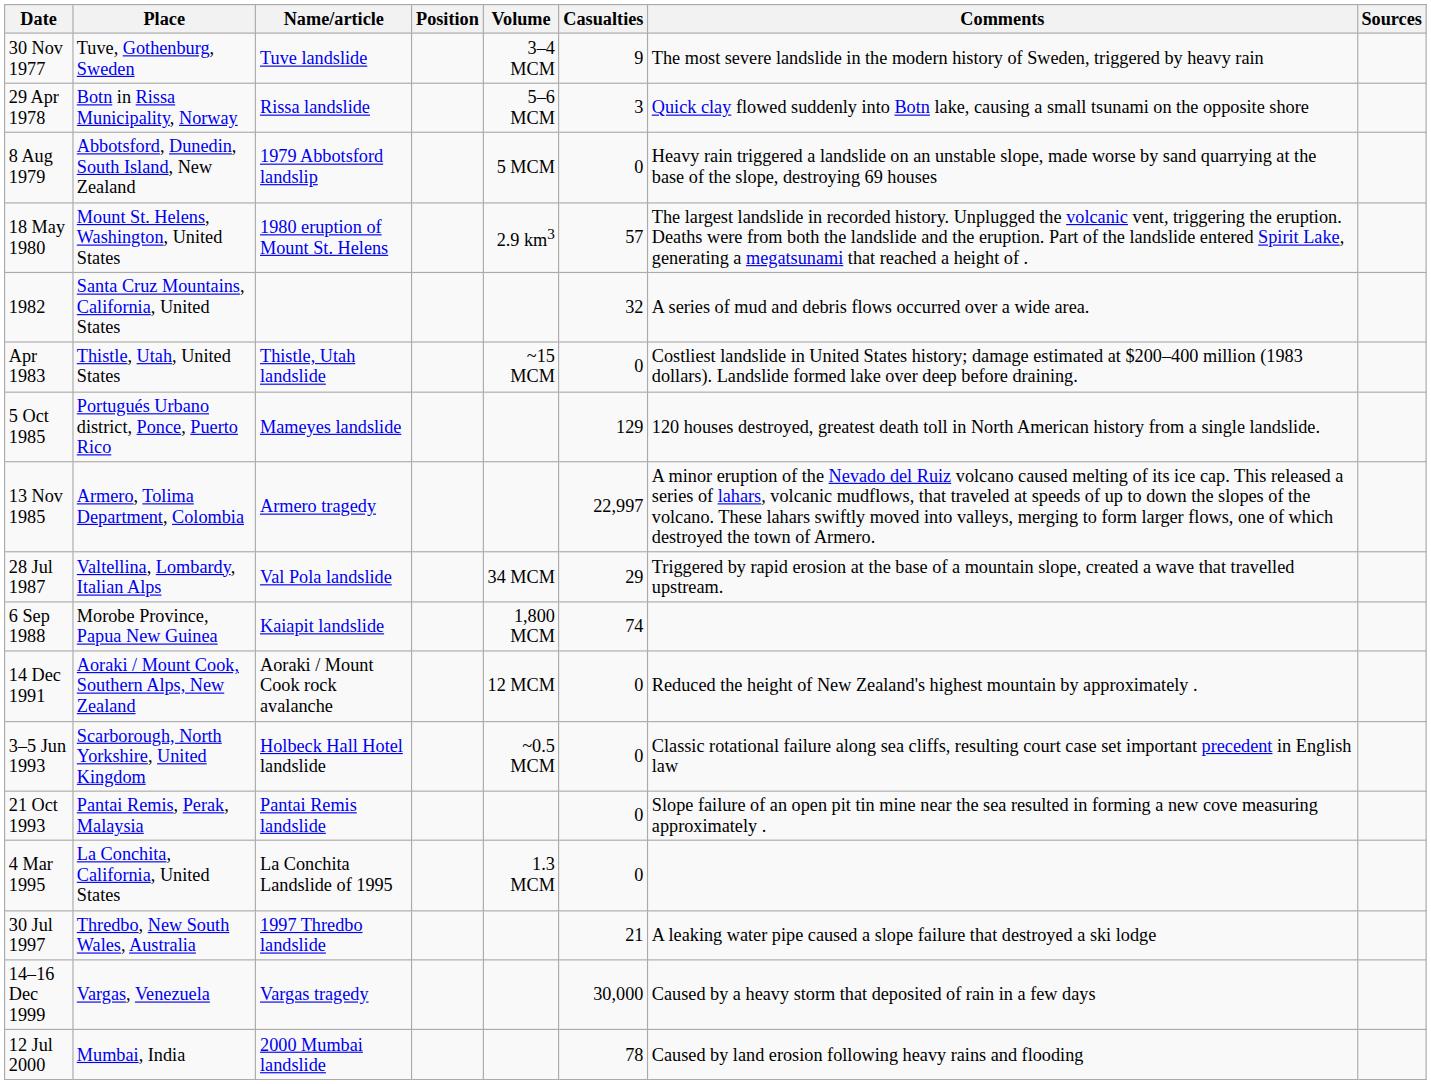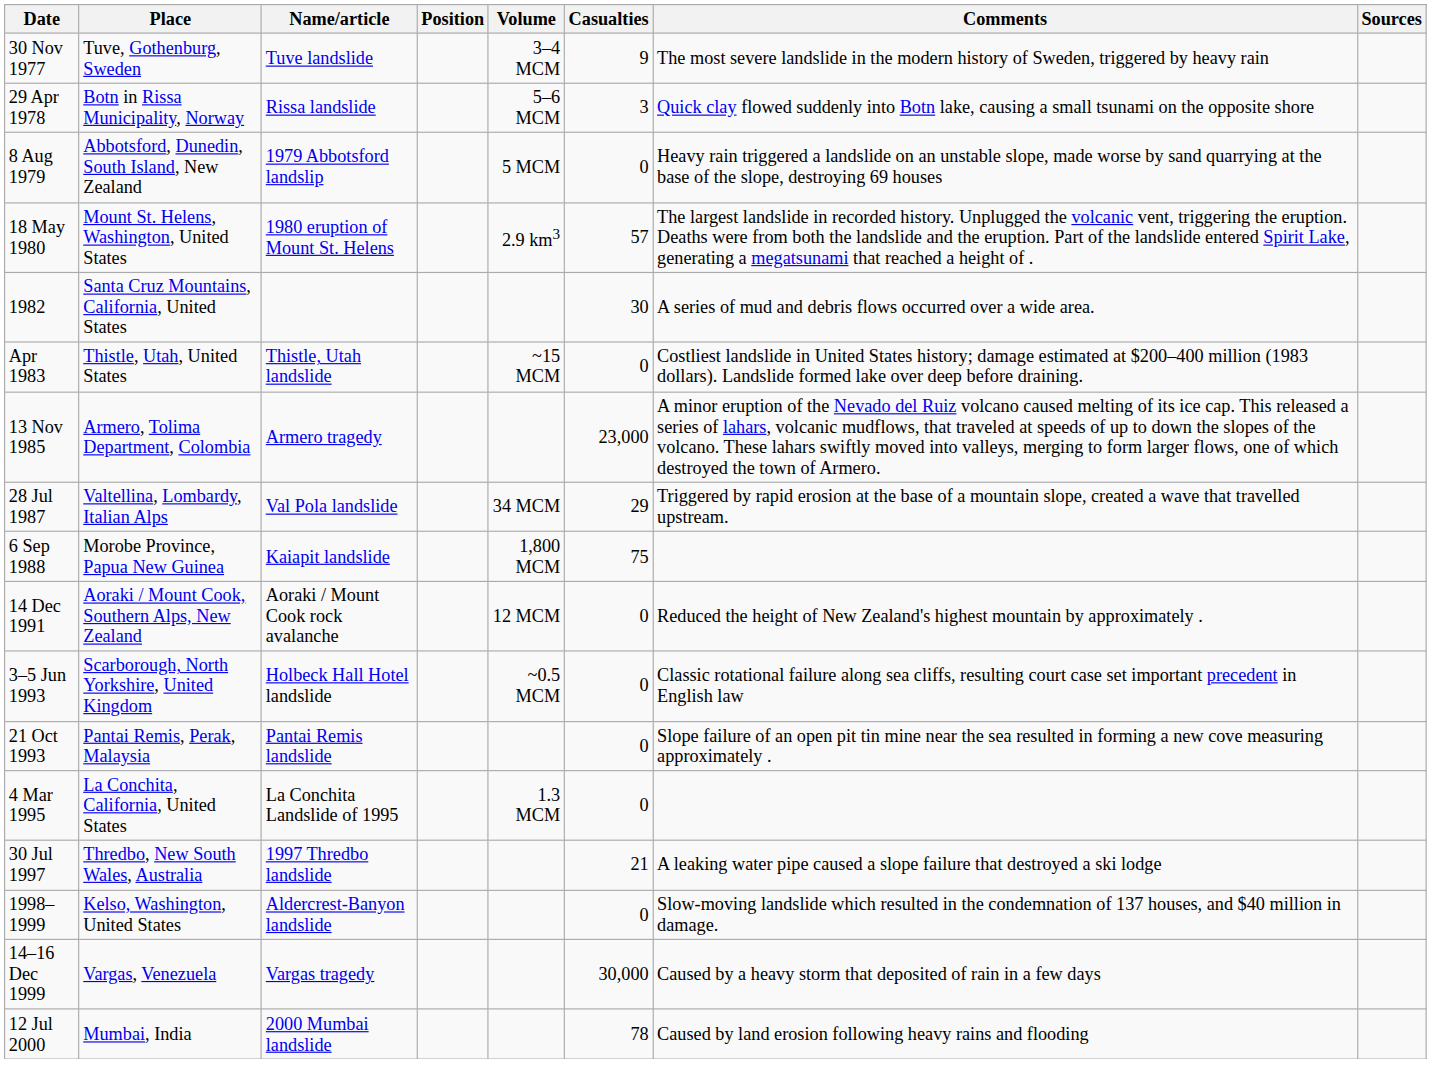(634, 307) 32 -> (640, 307) 30
- row: (29, 426)
(618, 506) 22,997 -> (624, 436) 23,000
(634, 626) 74 -> (640, 556) 75
+ row: (32, 914)
